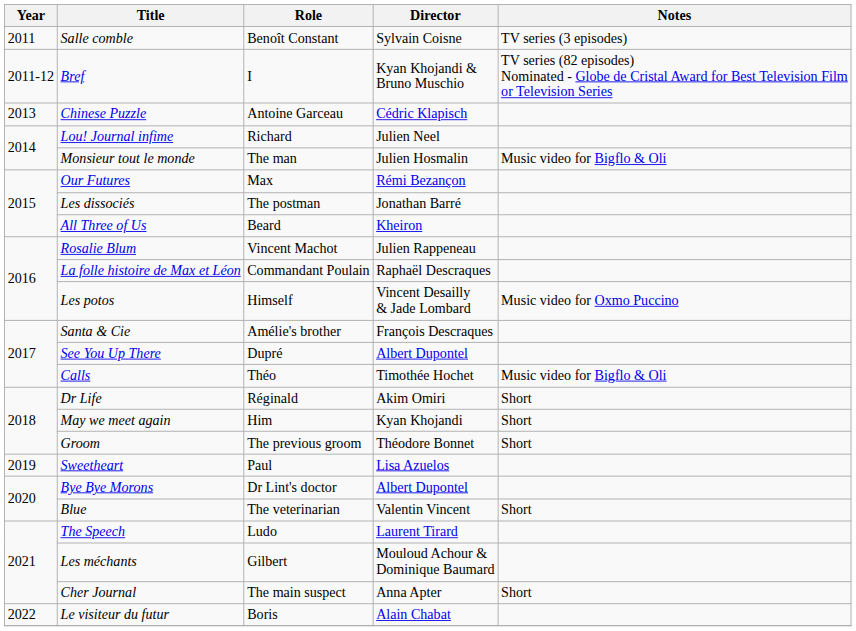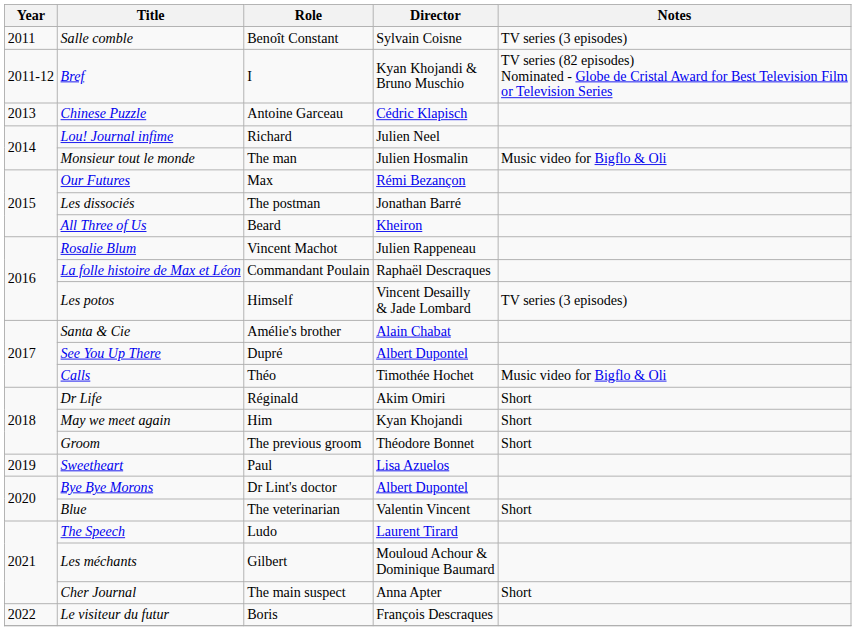(590, 300) Music video for Oxmo Puccino -> (564, 300) TV series (3 episodes)
(435, 331) François Descraques -> (413, 331) Alain Chabat
(413, 614) Alain Chabat -> (435, 614) François Descraques
